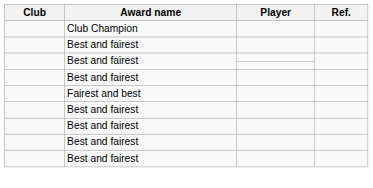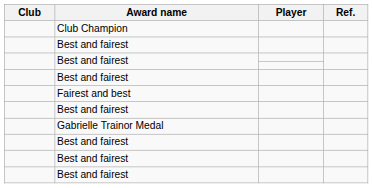+ row: (30, 126)
